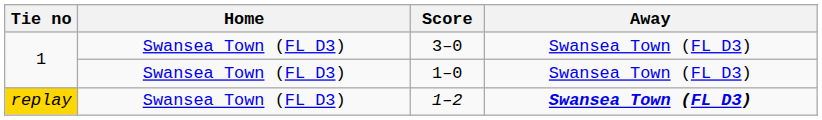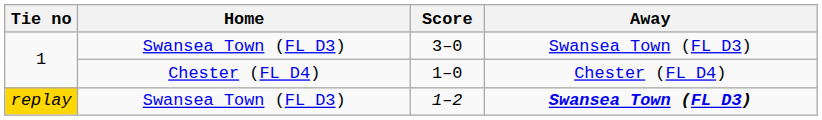(244, 74) Swansea Town (FL D3) -> (244, 74) Chester (FL D4)
(650, 74) Swansea Town (FL D3) -> (650, 74) Chester (FL D4)
